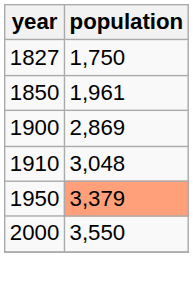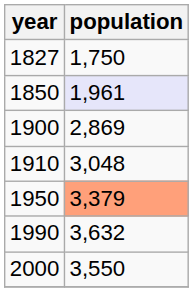(97, 92) no background -> (97, 92) lavender background
+ row: (35, 233)
